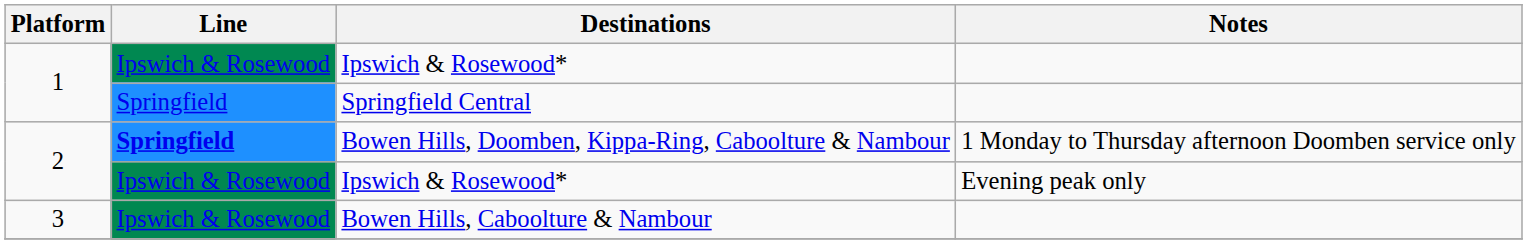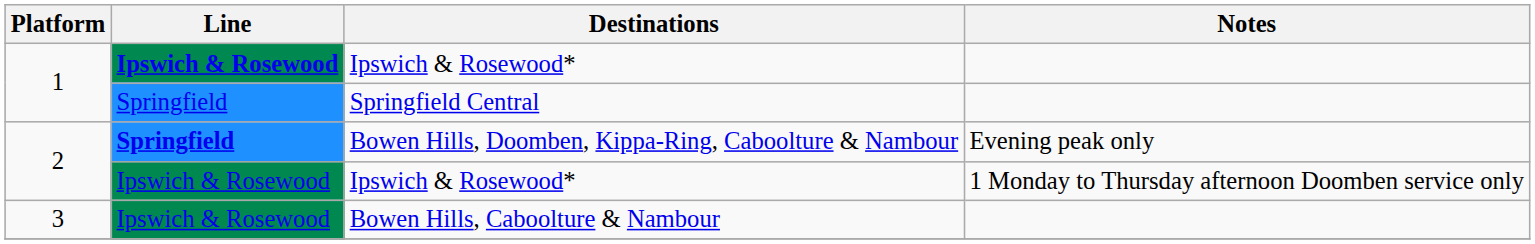(223, 63) normal -> (227, 63) bold
(1238, 141) 1 Monday to Thursday afternoon Doomben service only -> (1062, 141) Evening peak only
(1054, 180) Evening peak only -> (1247, 180) 1 Monday to Thursday afternoon Doomben service only
